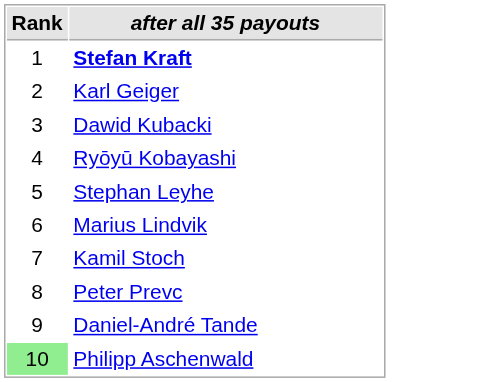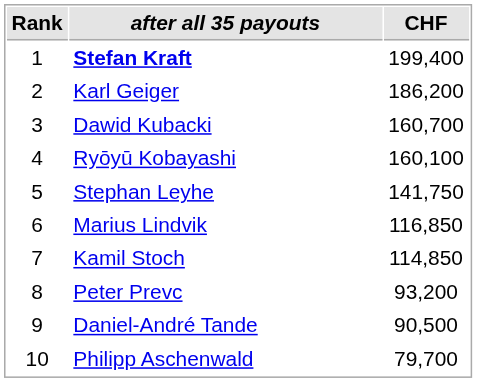+ column: (426, 23)
(37, 359) lightgreen background -> (37, 359) no background
